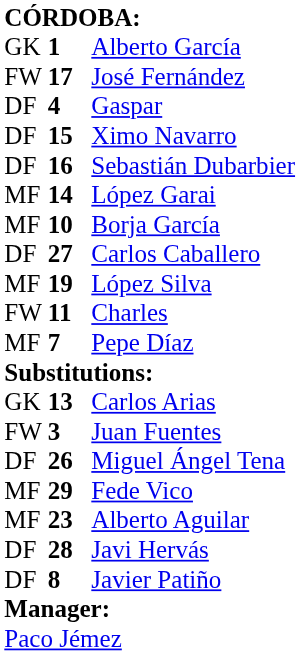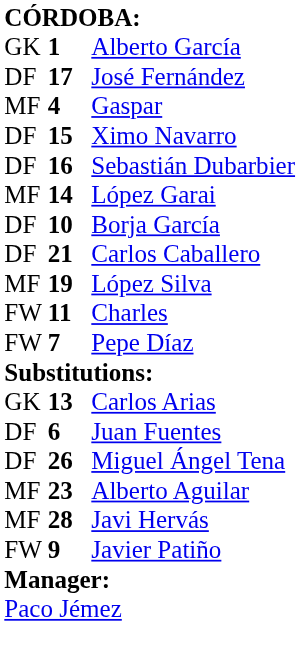(23, 76) FW -> (20, 76) DF
(20, 106) DF -> (22, 106) MF
(22, 224) MF -> (20, 224) DF
(60, 254) 27 -> (60, 254) 21
(22, 342) MF -> (23, 342) FW
(23, 431) FW -> (20, 431) DF
(54, 431) 3 -> (54, 431) 6
- row: (142, 490)
(20, 549) DF -> (22, 520) MF
(20, 579) DF -> (23, 549) FW
(54, 579) 8 -> (54, 549) 9
